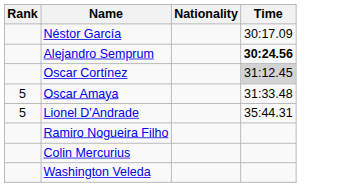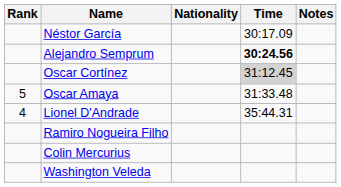+ column: (316, 14)
(23, 113) 5 -> (23, 113) 4
